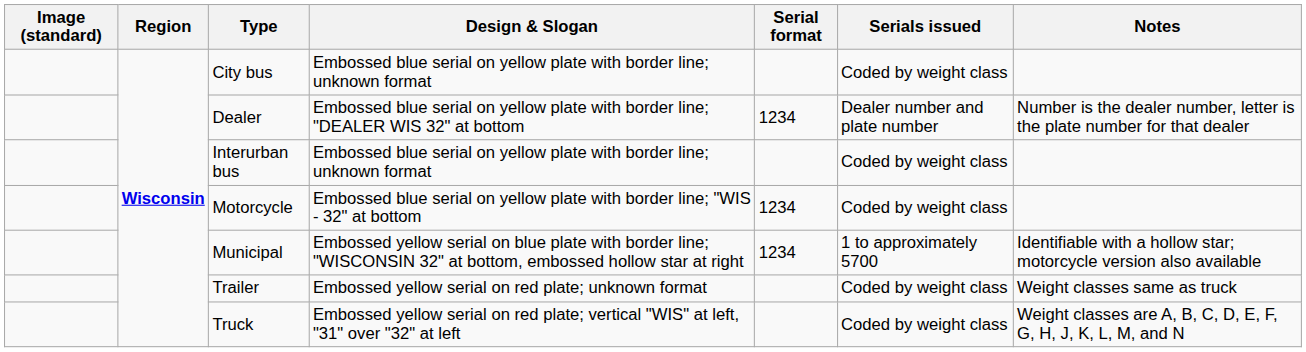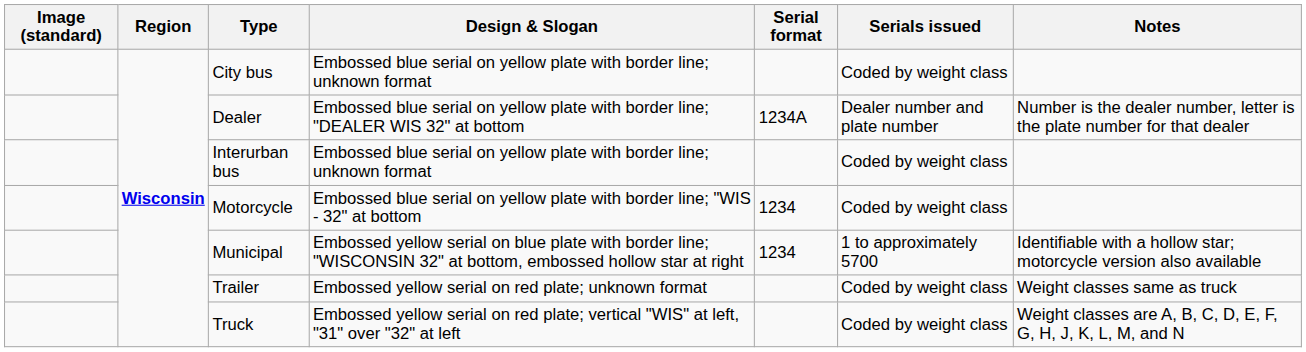(777, 117) 1234 -> (783, 117) 1234A
